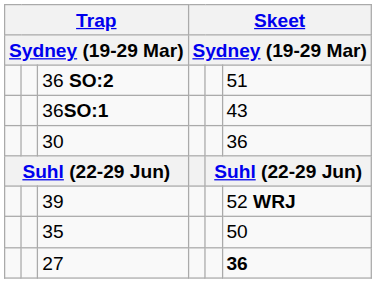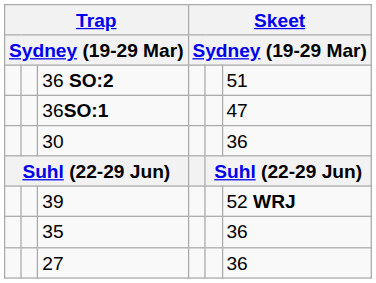(237, 111) 43 -> (237, 111) 47
(237, 232) 50 -> (237, 232) 36
(237, 263) bold -> (237, 263) normal
